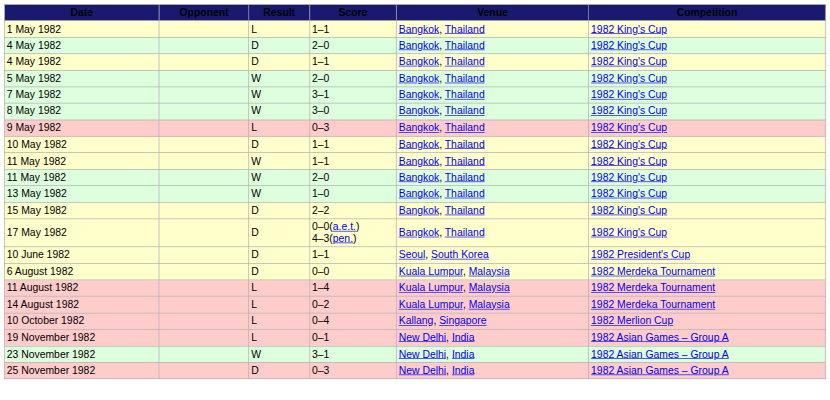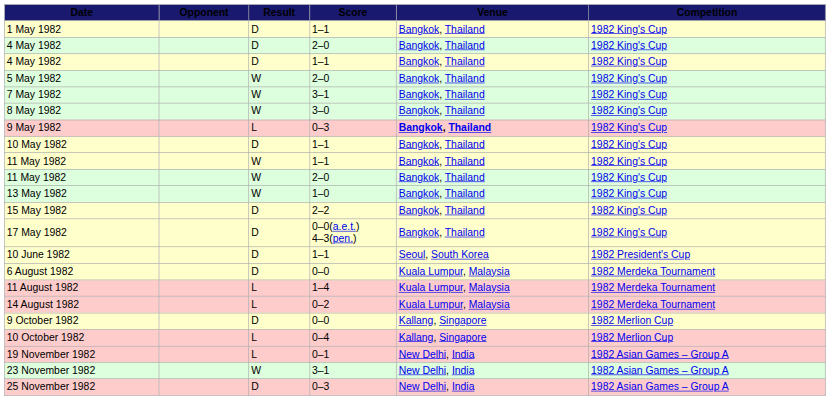(254, 29) L -> (255, 29) D
(442, 128) normal -> (445, 128) bold
+ row: (43, 321)
